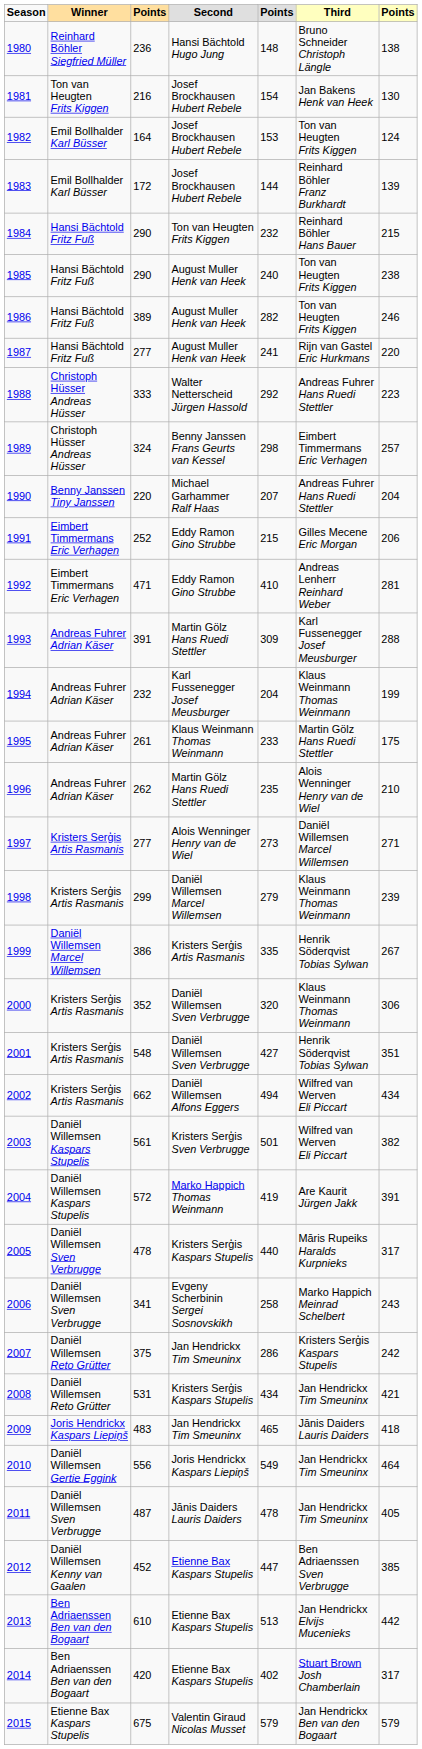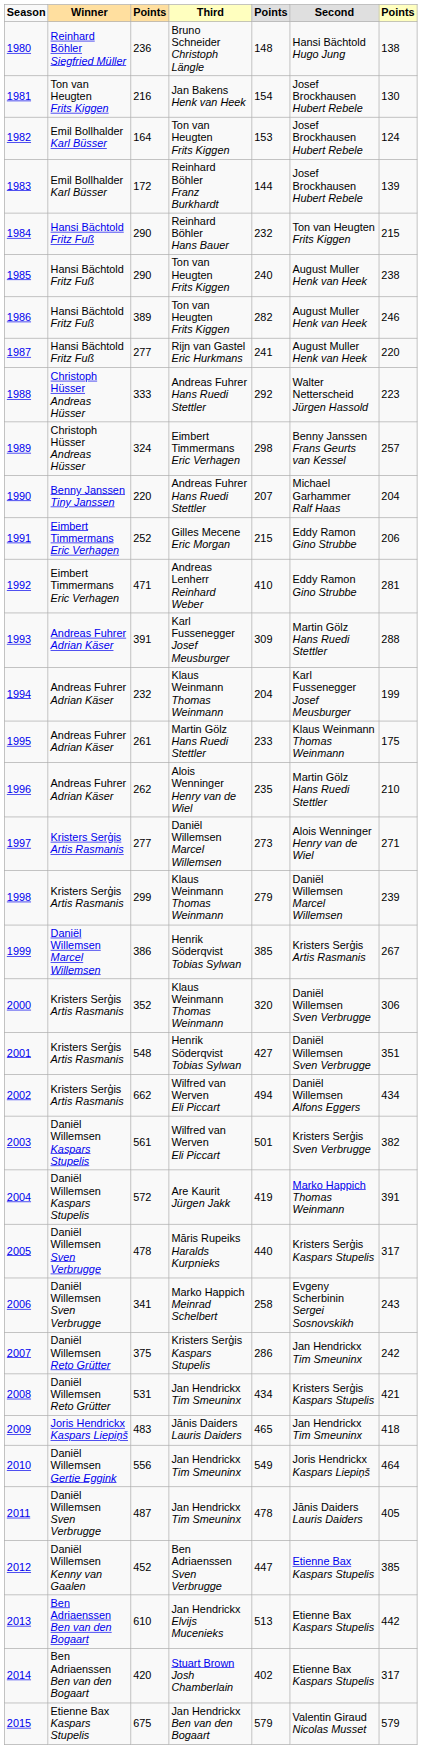columns swapped: (213, 13) <-> (337, 13)
(269, 951) 335 -> (263, 951) 385
